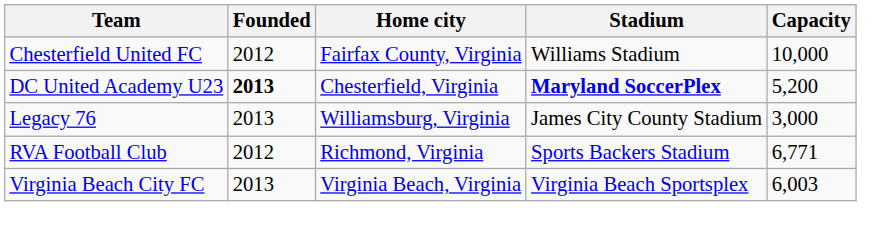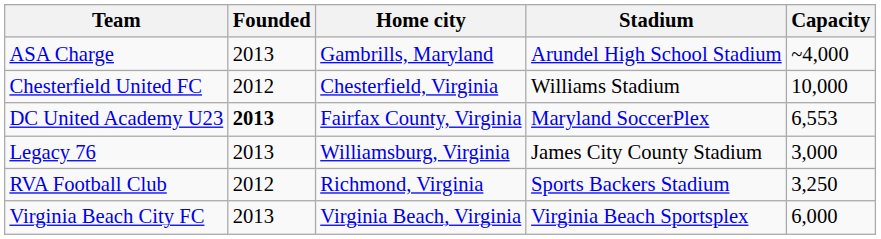+ row: (62, 53)
(421, 53) Fairfax County, Virginia -> (409, 86) Chesterfield, Virginia
(409, 86) Chesterfield, Virginia -> (421, 119) Fairfax County, Virginia
(626, 86) bold -> (620, 119) normal
(795, 86) 5,200 -> (814, 119) 6,553
(795, 151) 6,771 -> (814, 184) 3,250
(795, 184) 6,003 -> (814, 217) 6,000
